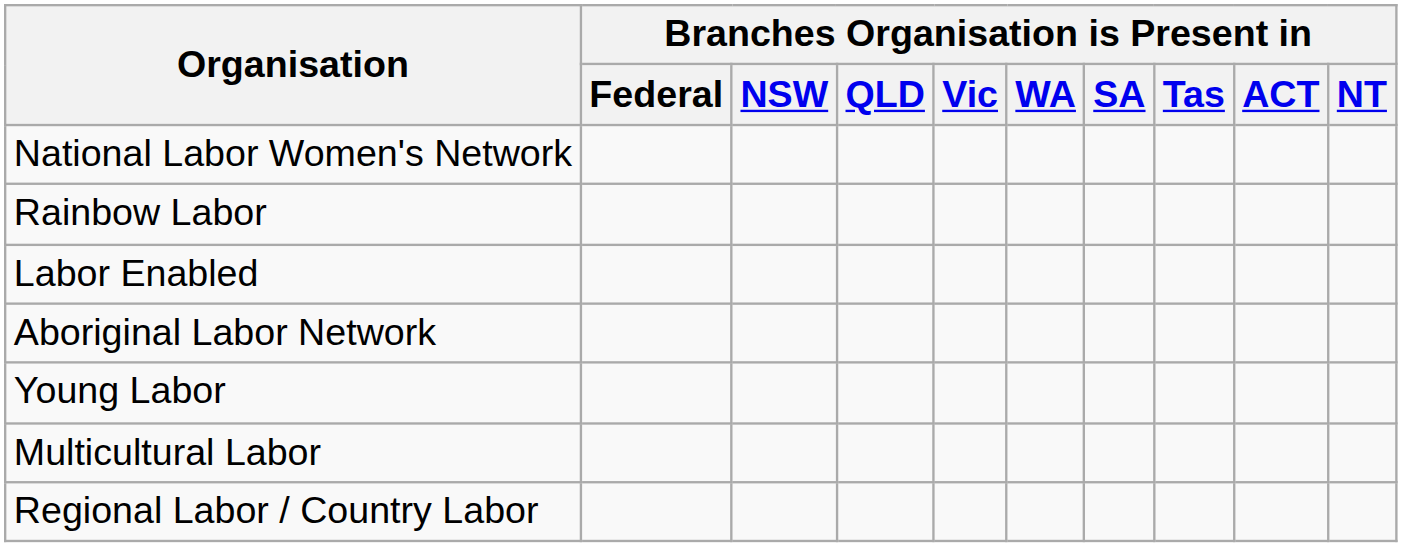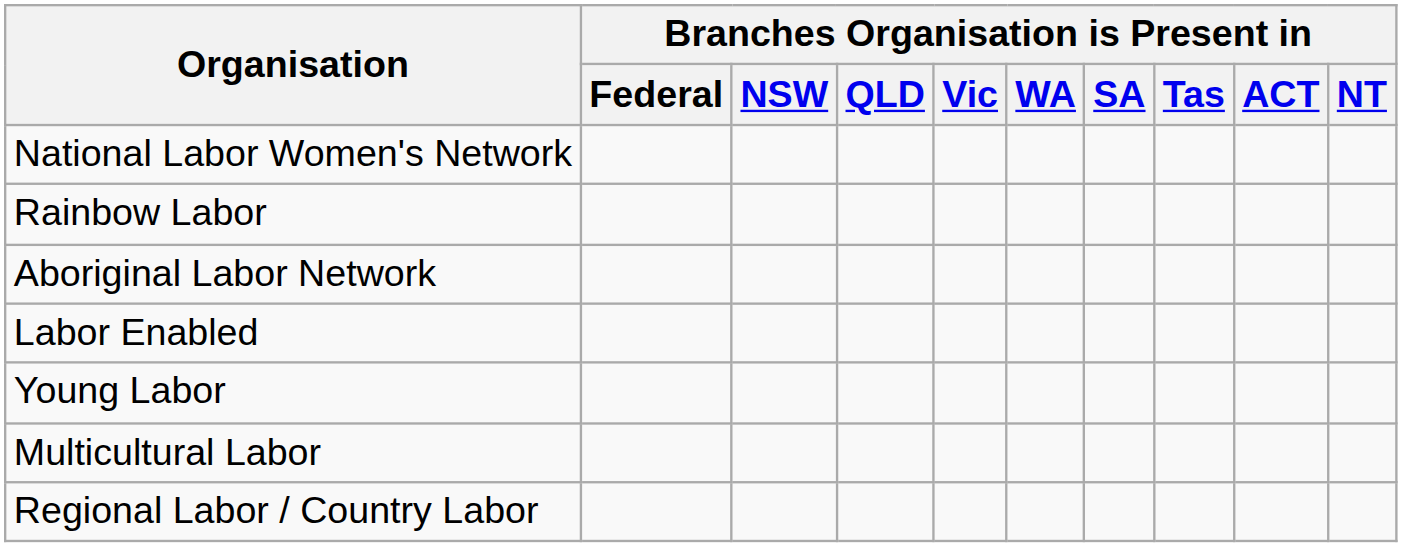rows swapped: (225, 332) <-> (136, 272)
